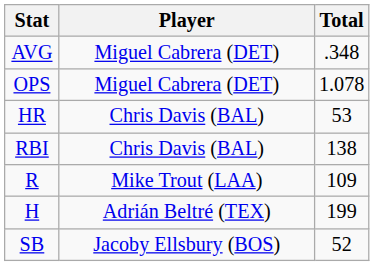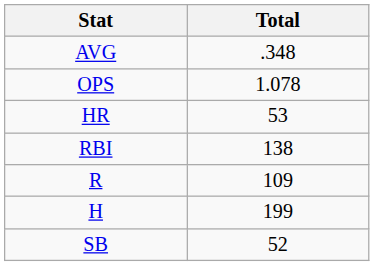- column: (187, 20)
